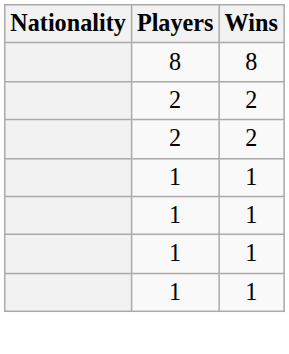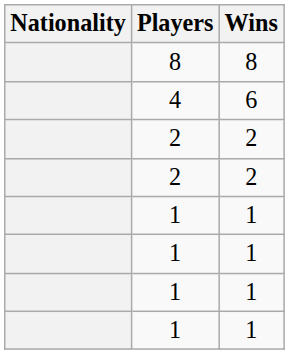+ row: (175, 100)
